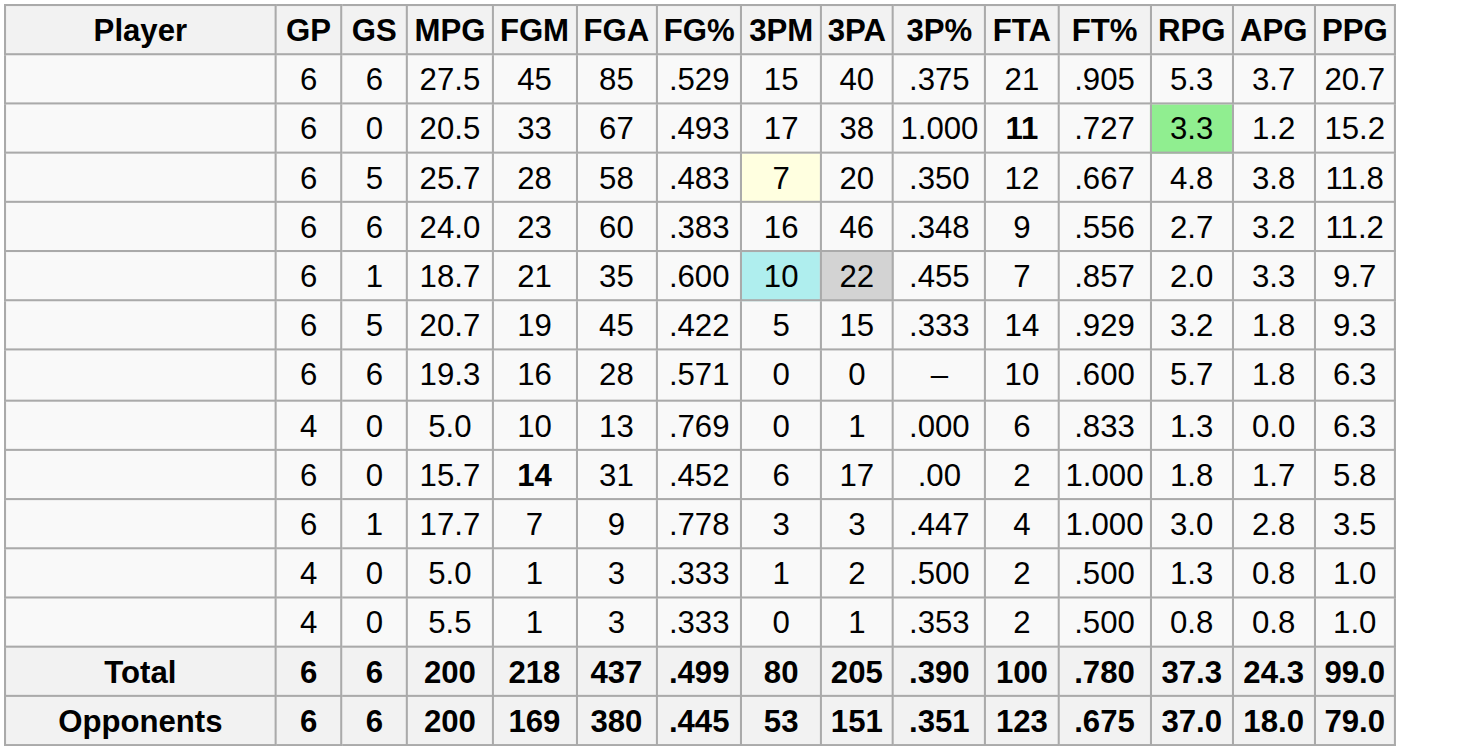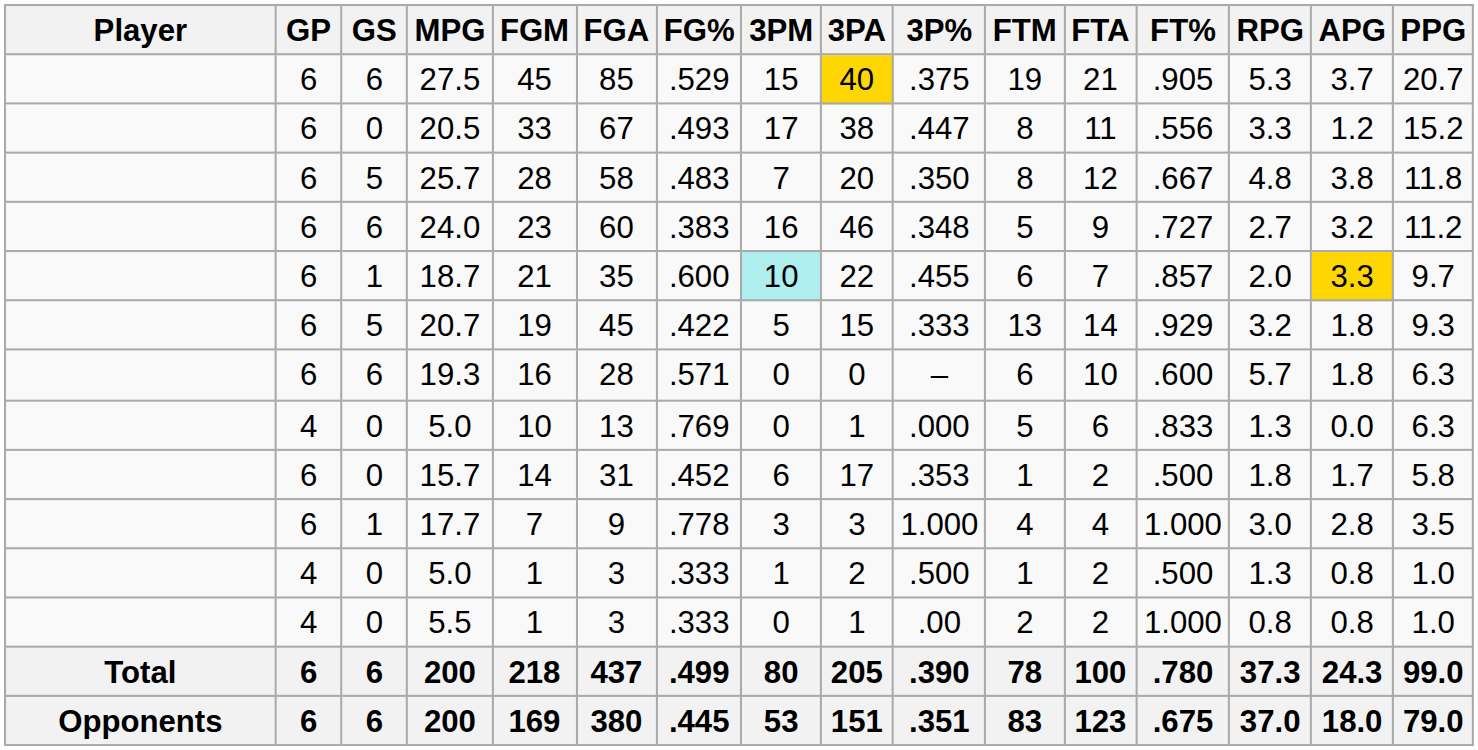+ column: (1025, 30)
(857, 79) no background -> (857, 79) gold background
(939, 129) 1.000 -> (939, 129) .447
(1022, 129) bold -> (1100, 129) normal
(1104, 129) .727 -> (1183, 129) .556
(1192, 129) lightgreen background -> (1270, 129) no background
(781, 178) lightyellow background -> (781, 178) no background
(1104, 227) .556 -> (1183, 227) .727
(857, 277) lightgrey background -> (857, 277) no background
(1274, 277) no background -> (1352, 277) gold background
(534, 474) bold -> (534, 474) normal
(939, 474) .00 -> (939, 474) .353
(1105, 474) 1.000 -> (1183, 474) .500
(939, 523) .447 -> (939, 523) 1.000
(939, 622) .353 -> (939, 622) .00
(1104, 622) .500 -> (1183, 622) 1.000
